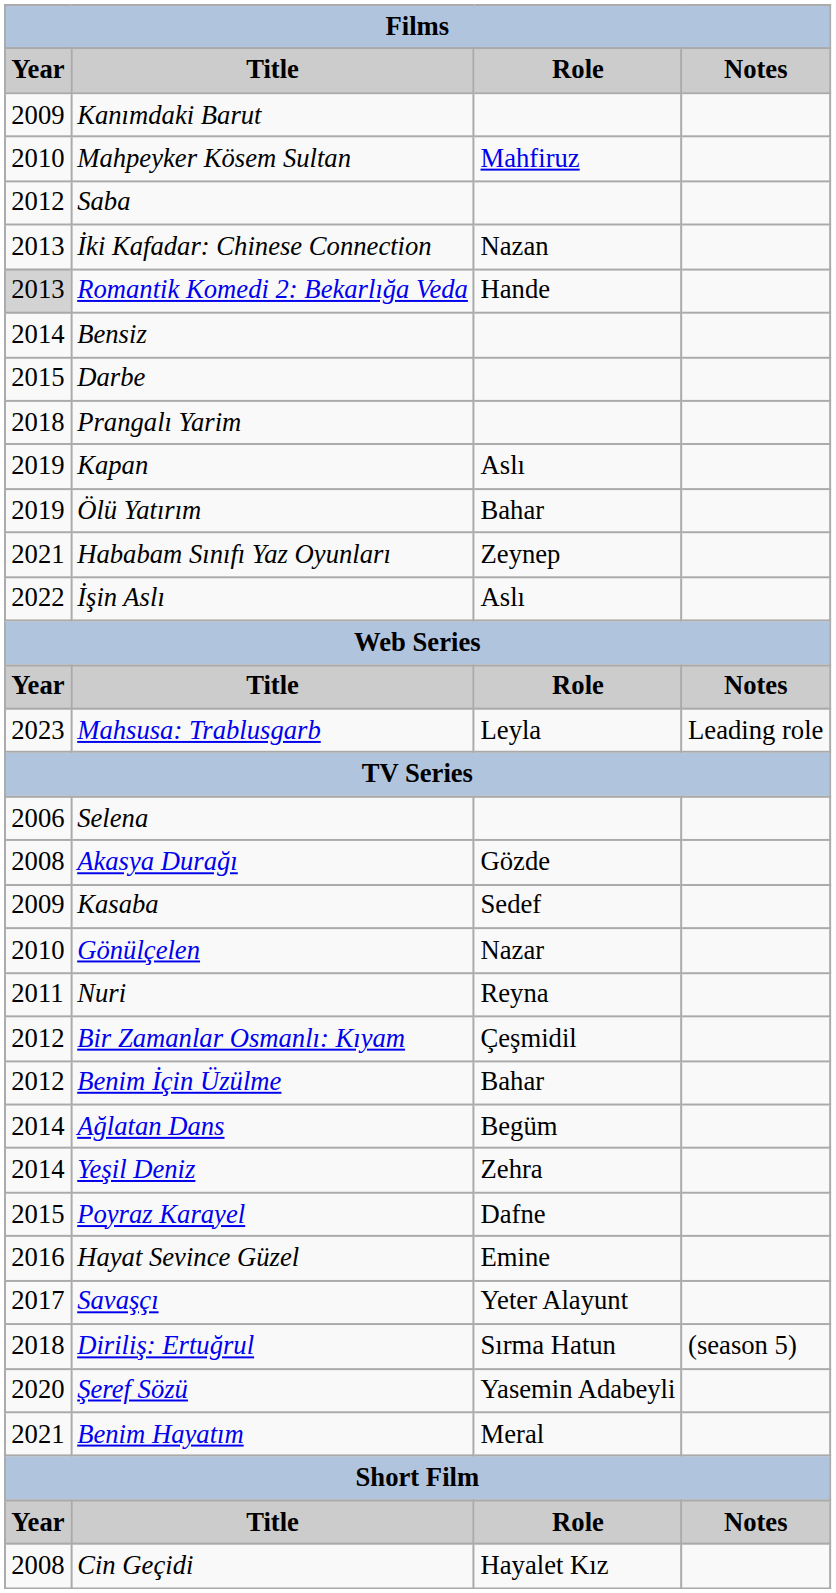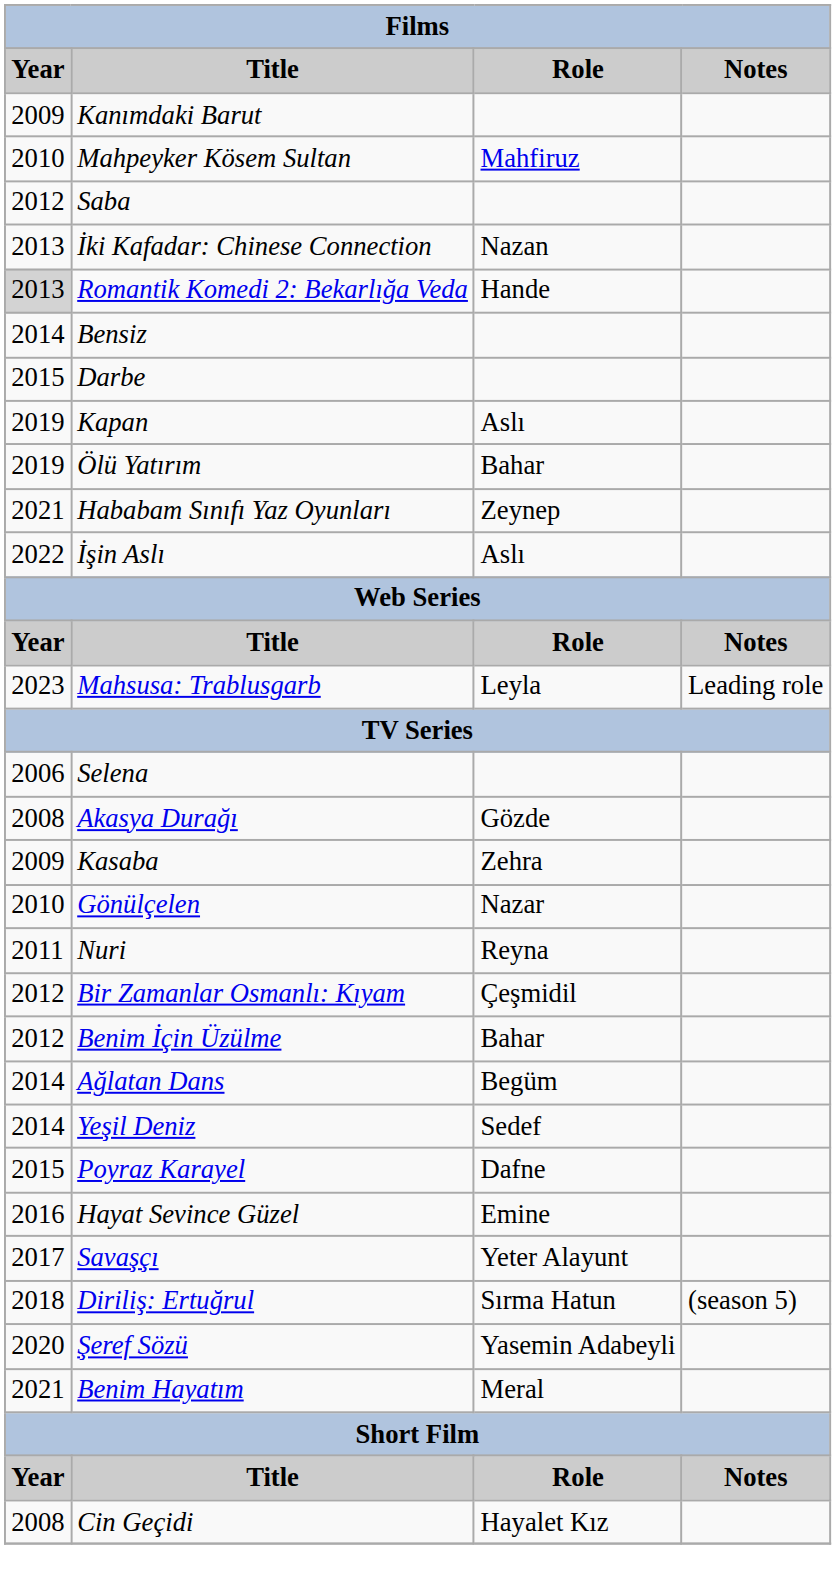- row: (159, 421)
(511, 905) Sedef -> (512, 861) Zehra
(512, 1169) Zehra -> (511, 1125) Sedef
